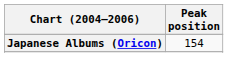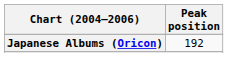(194, 43) 154 -> (194, 43) 192
